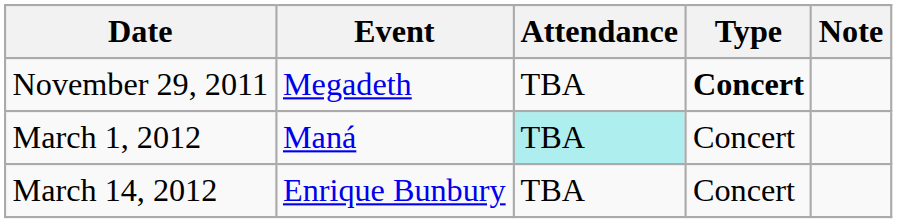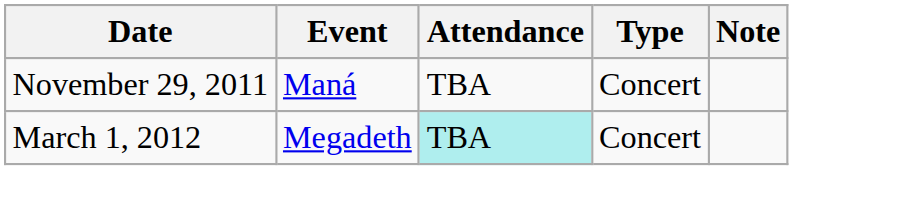(347, 84) Megadeth -> (320, 84) Maná
(748, 84) bold -> (650, 84) normal
(320, 137) Maná -> (347, 137) Megadeth
- row: (115, 190)
